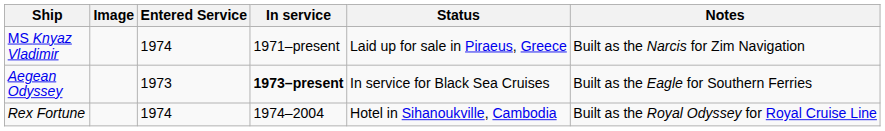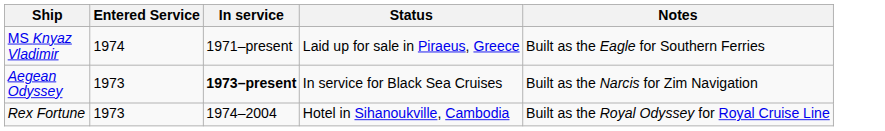- column: (114, 15)
(689, 45) Built as the Narcis for Zim Navigation -> (645, 45) Built as the Eagle for Southern Ferries
(693, 84) Built as the Eagle for Southern Ferries -> (642, 84) Built as the Narcis for Zim Navigation
(156, 114) 1974 -> (109, 114) 1973
